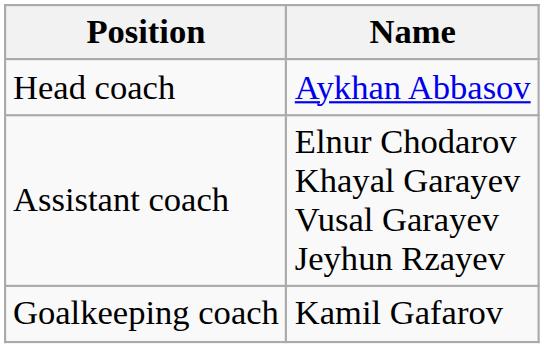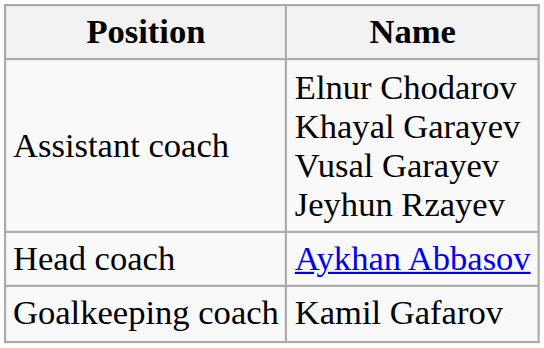rows swapped: (94, 86) <-> (121, 199)
